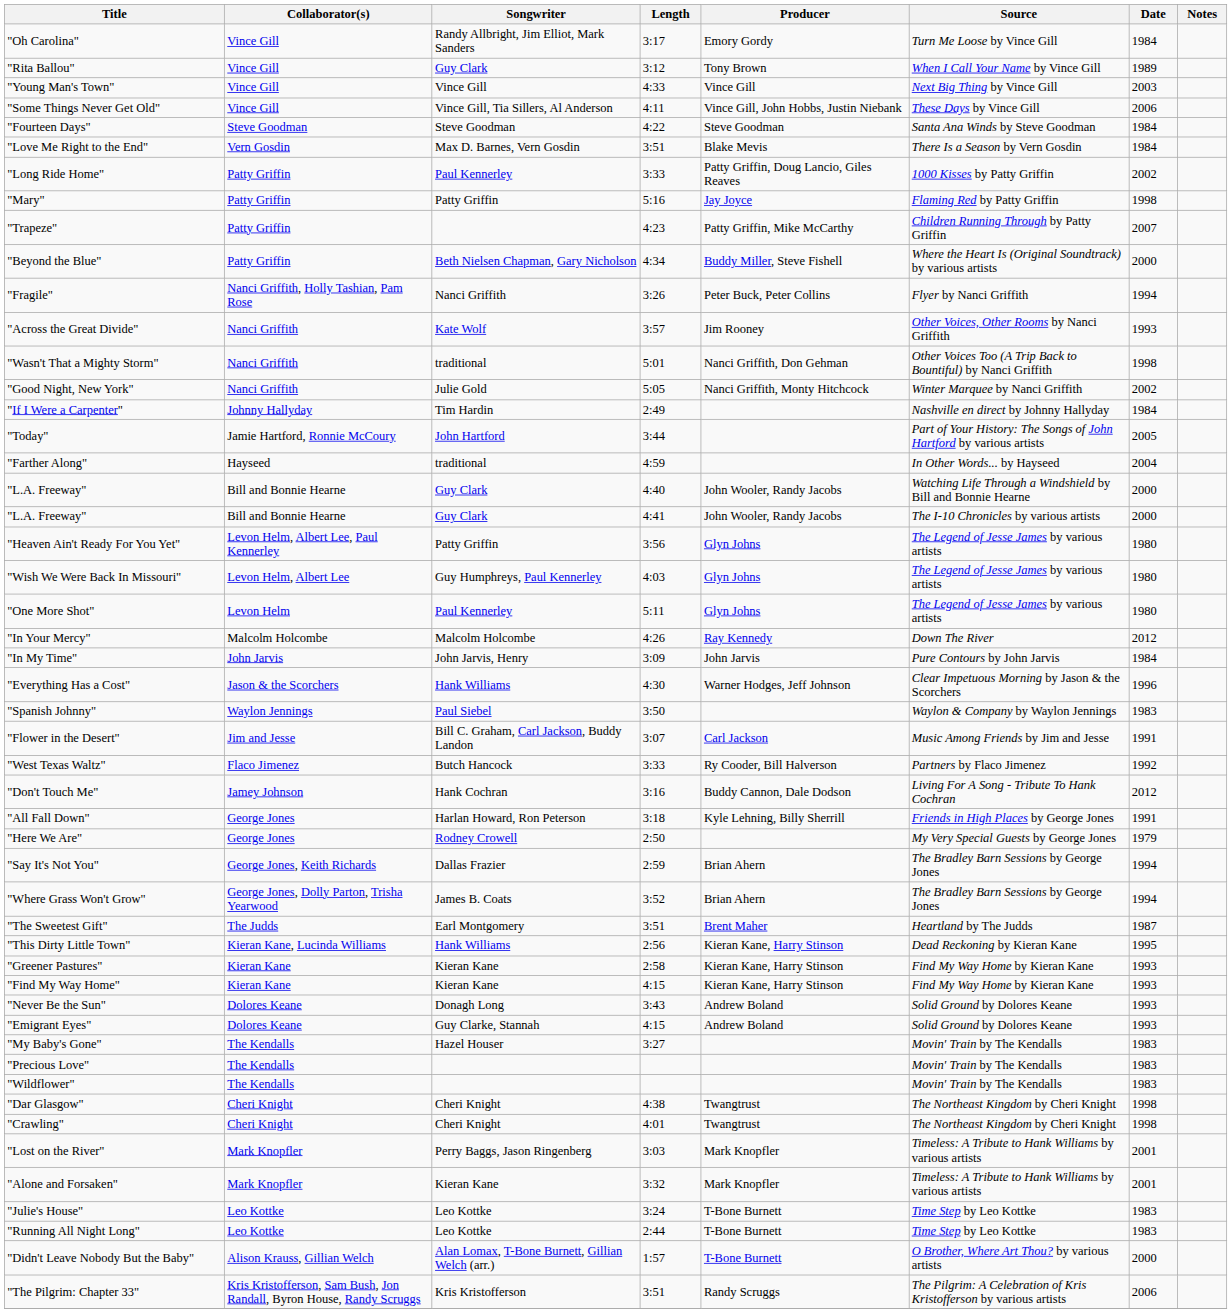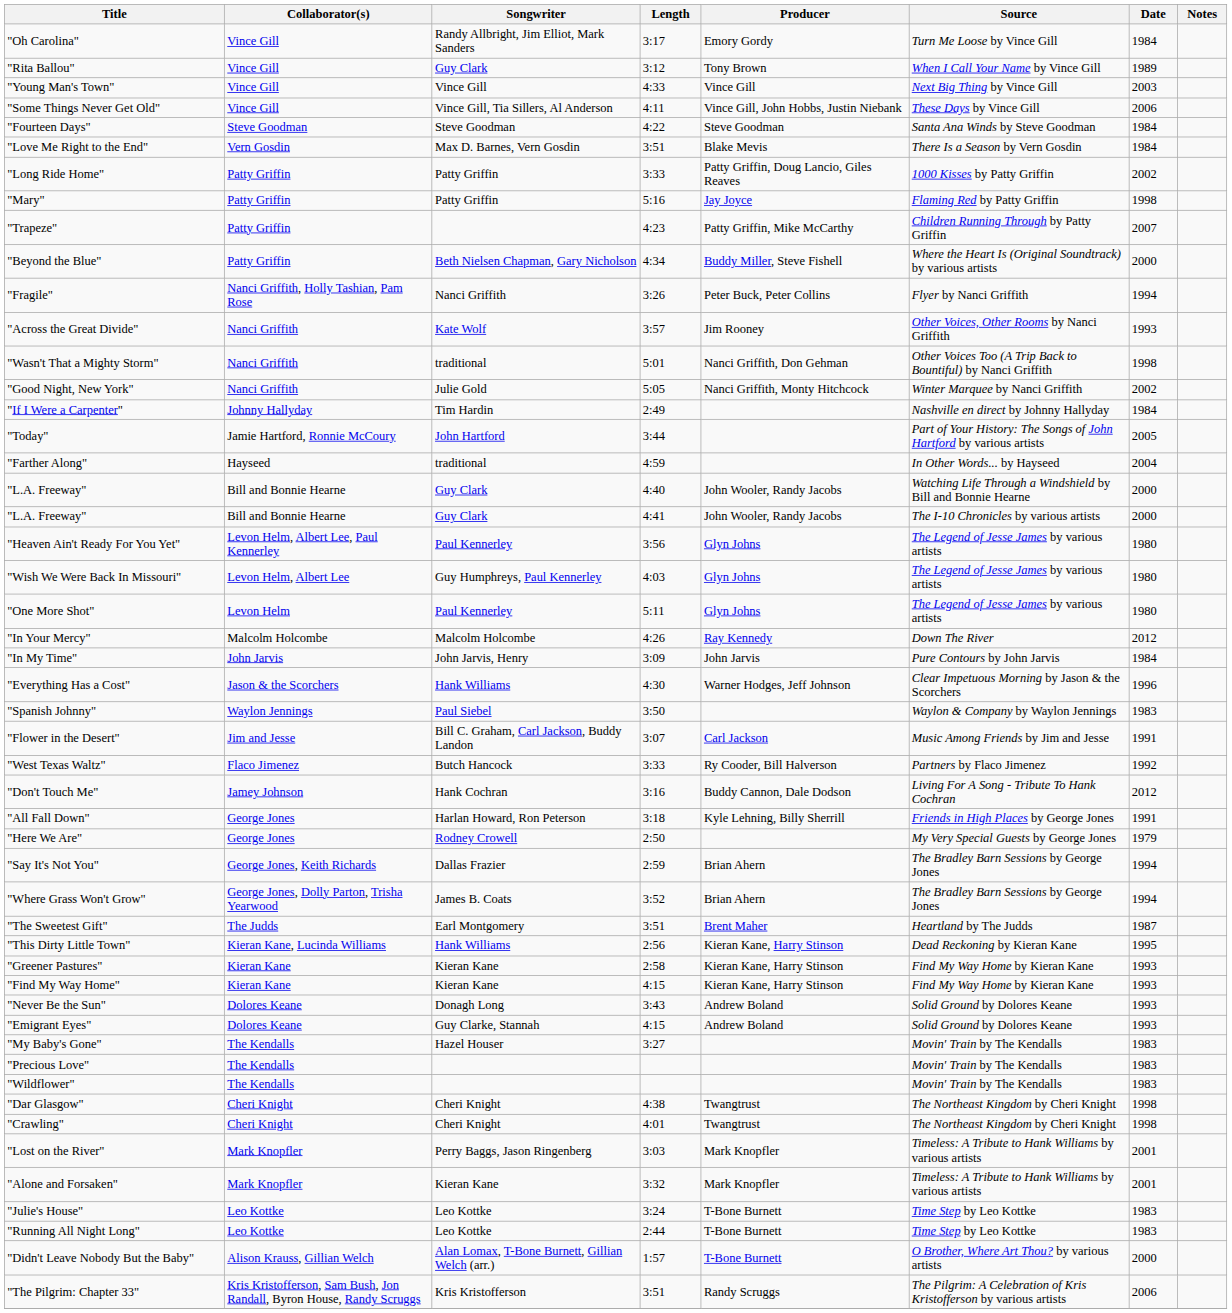(474, 174) Paul Kennerley -> (467, 174) Patty Griffin
(467, 543) Patty Griffin -> (474, 543) Paul Kennerley
